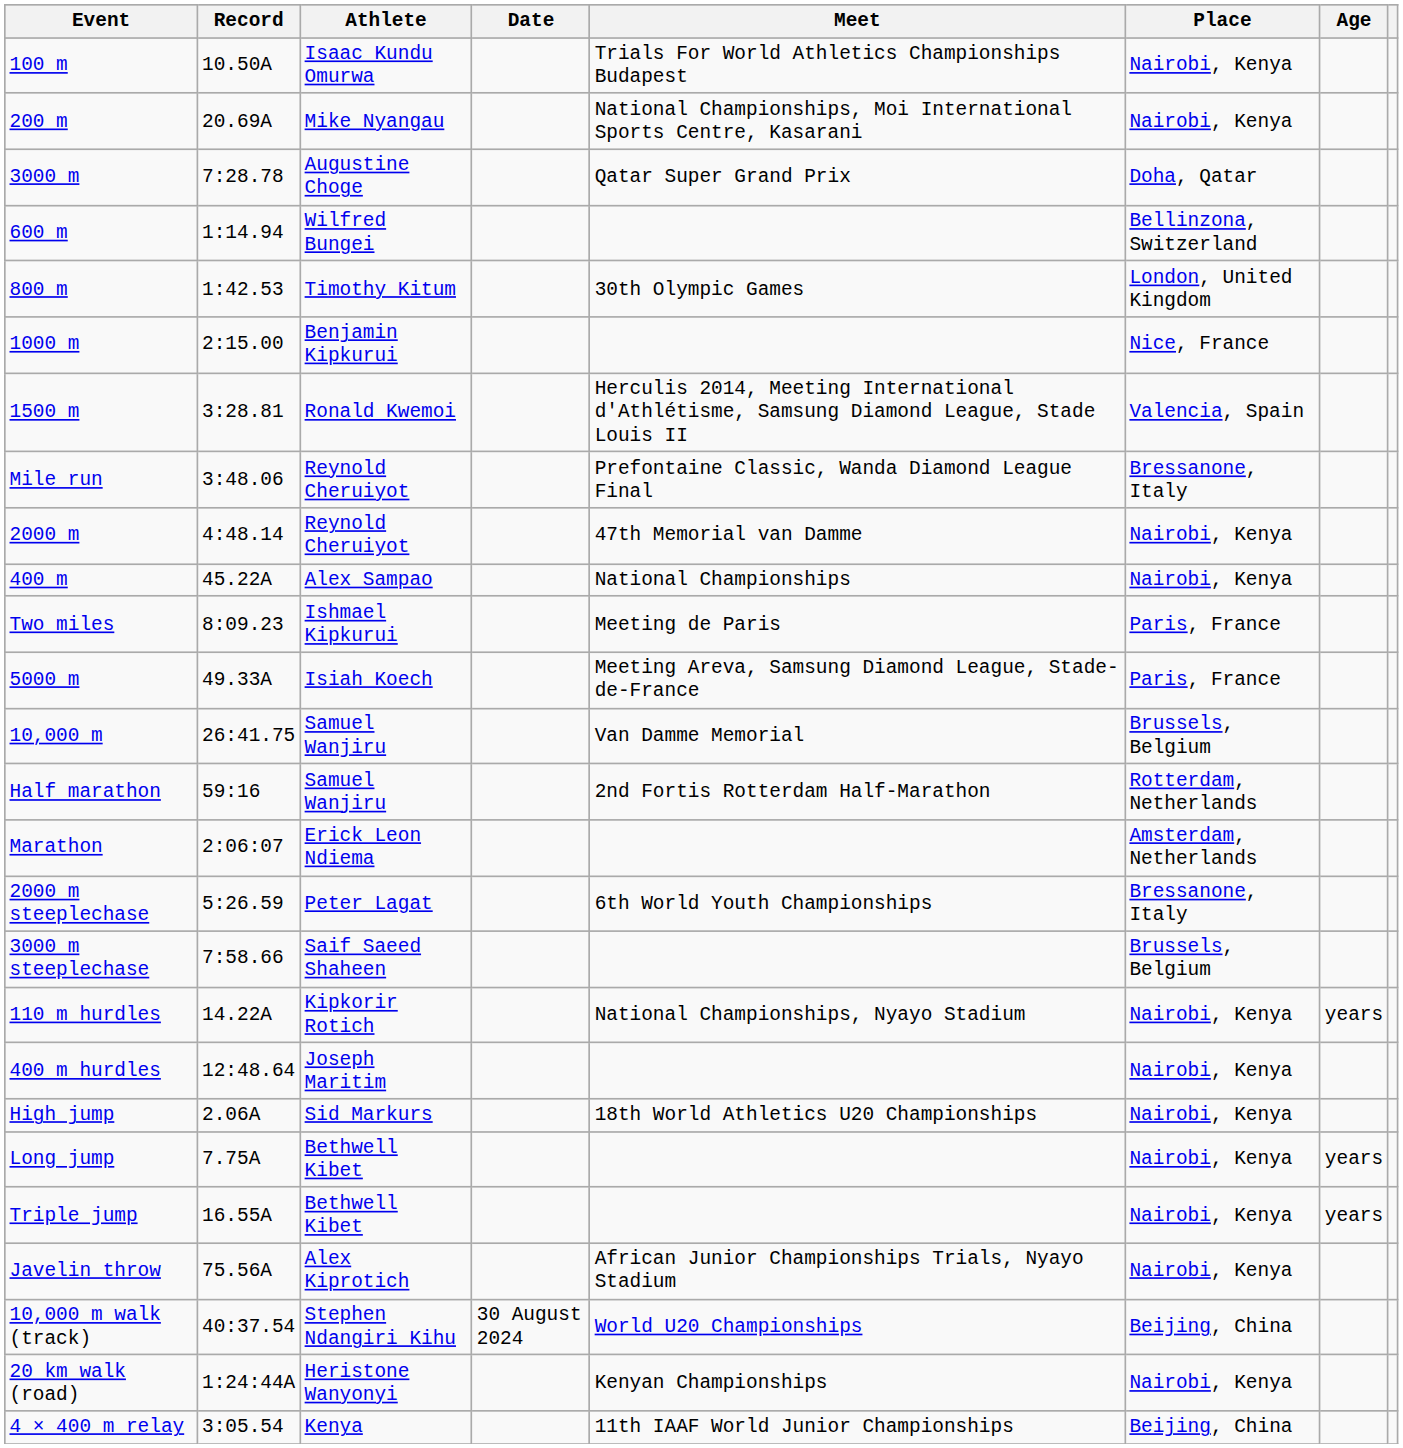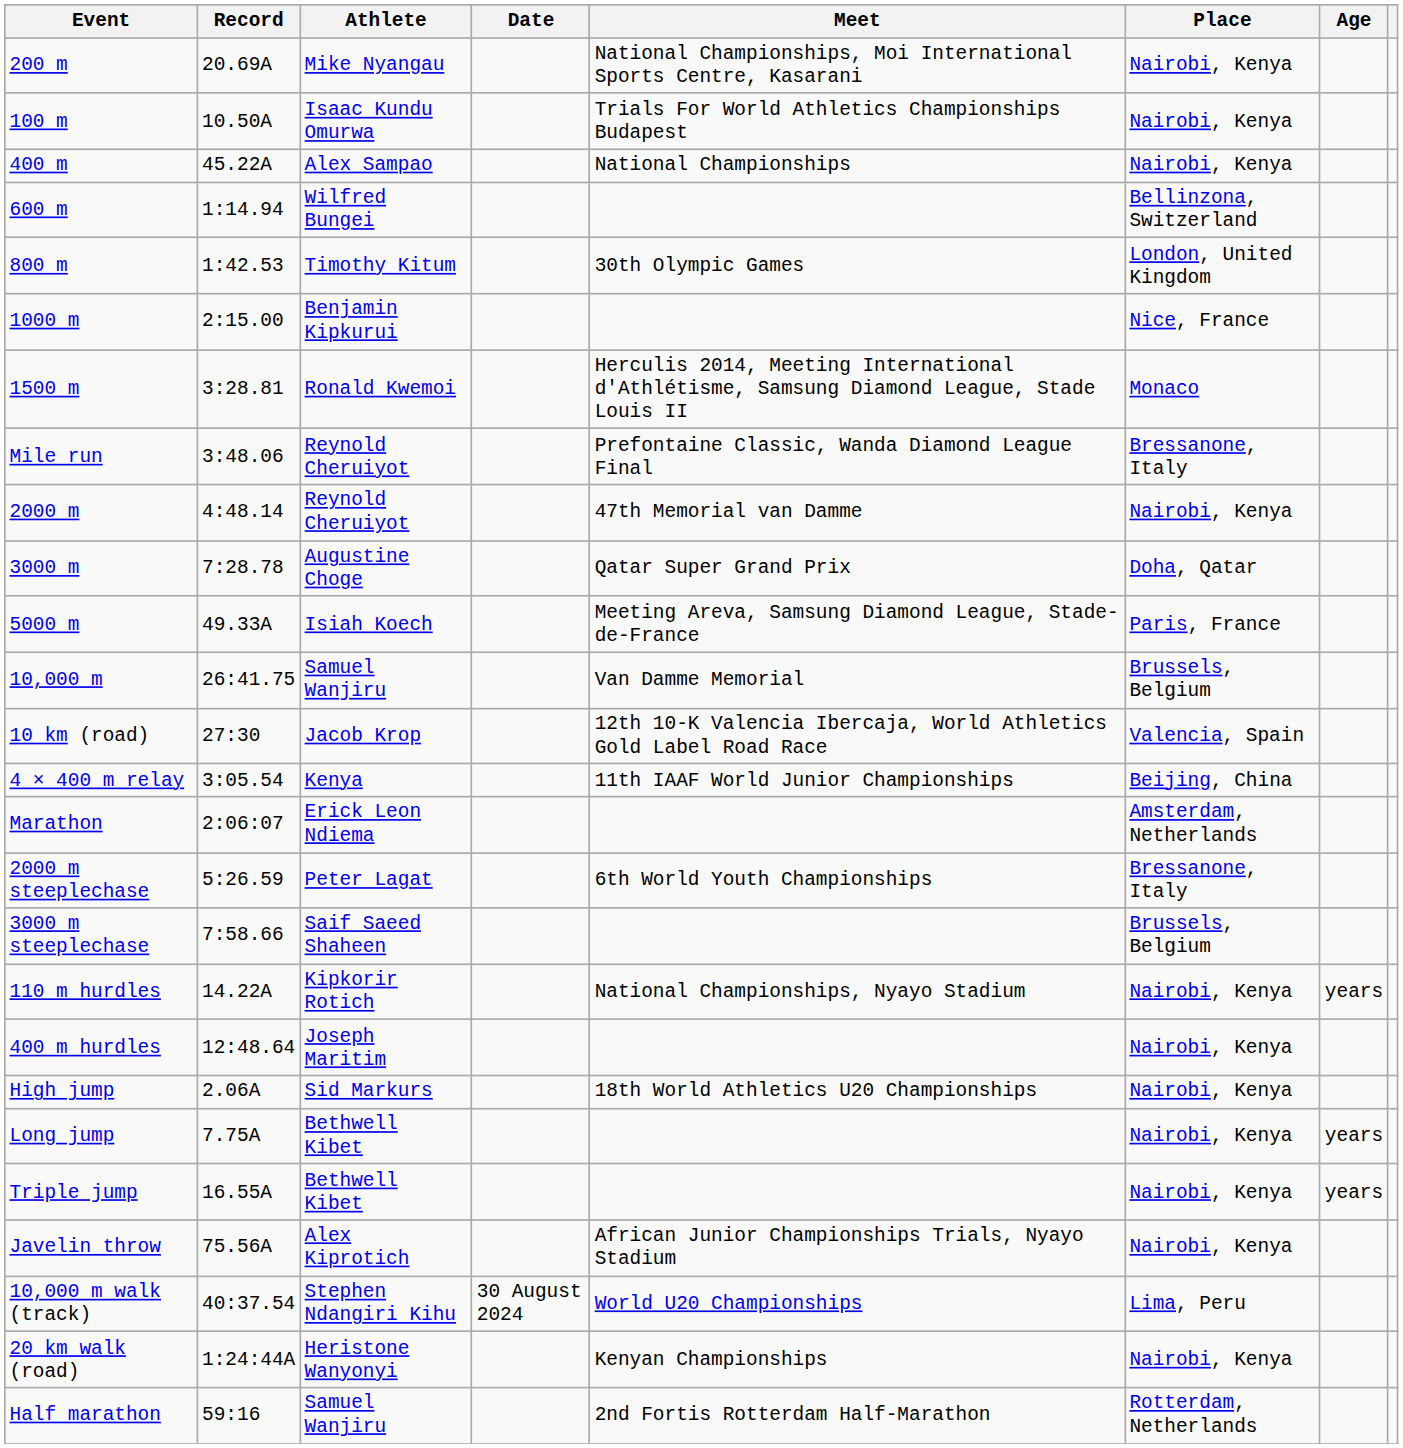rows swapped: (39, 65) <-> (39, 121)
rows swapped: (39, 580) <-> (44, 177)
(1217, 412) Valencia, Spain -> (1164, 389) Monaco
- row: (62, 624)
+ row: (79, 736)
rows swapped: (85, 791) <-> (97, 1427)
(1211, 1327) Beijing, China -> (1188, 1304) Lima, Peru
